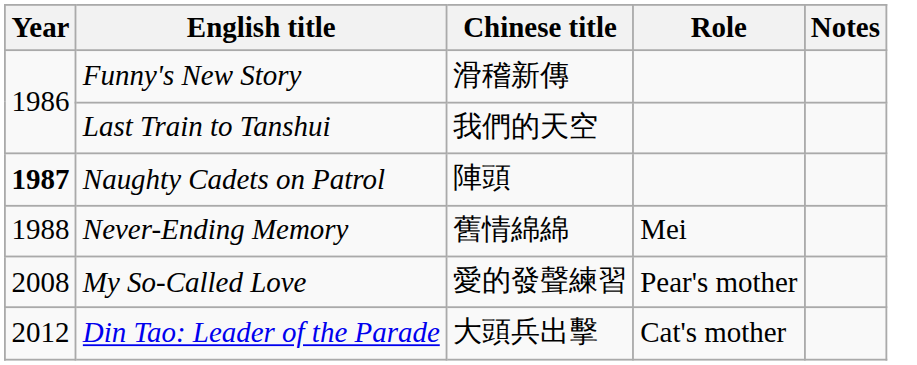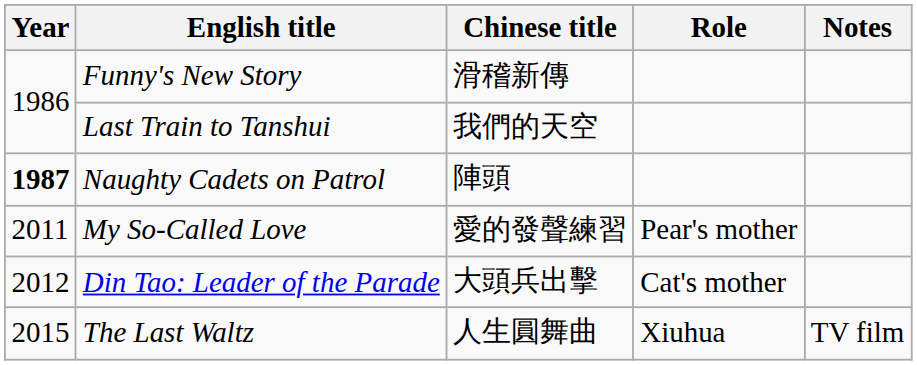- row: (216, 230)
(41, 281) 2008 -> (40, 230) 2011
+ row: (168, 332)
